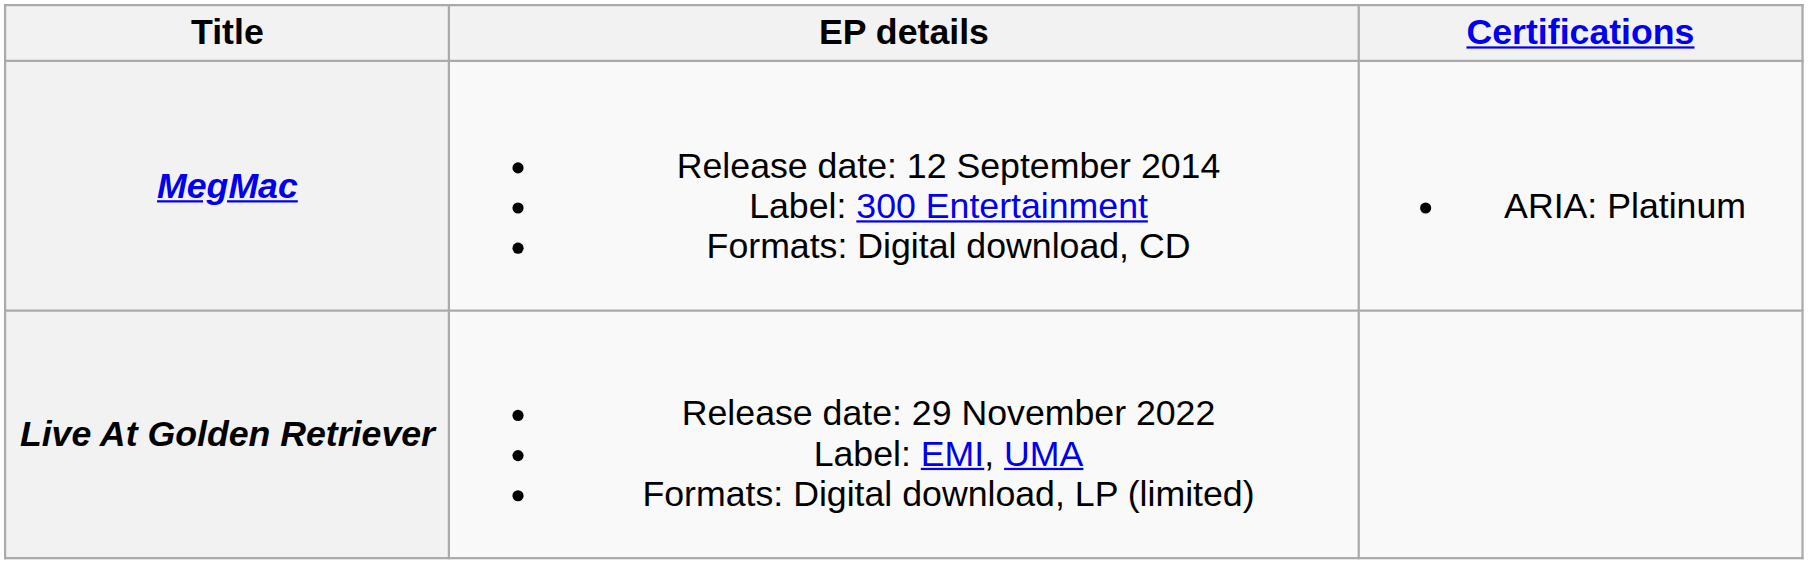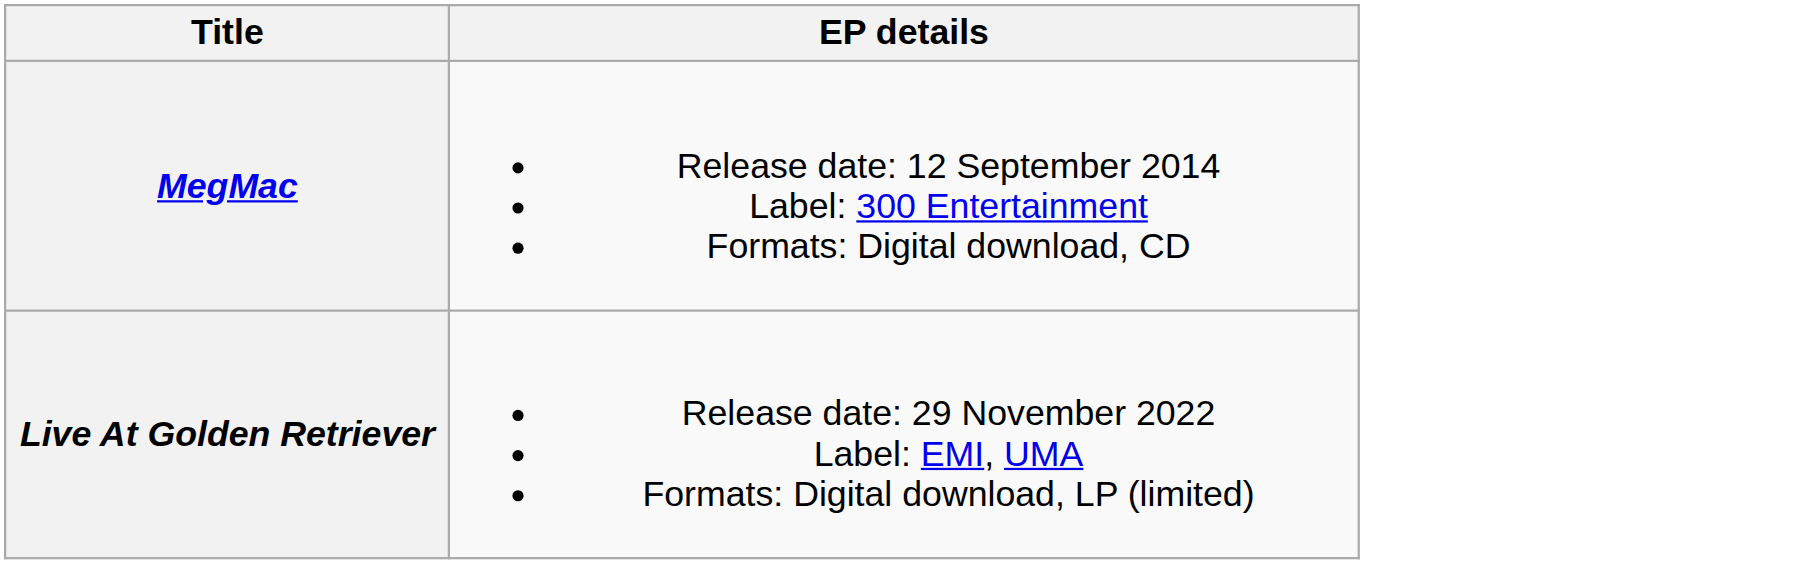- column: (1580, 32)
